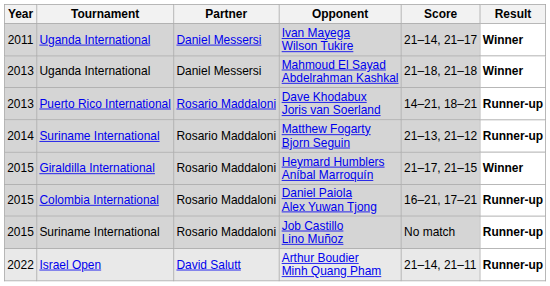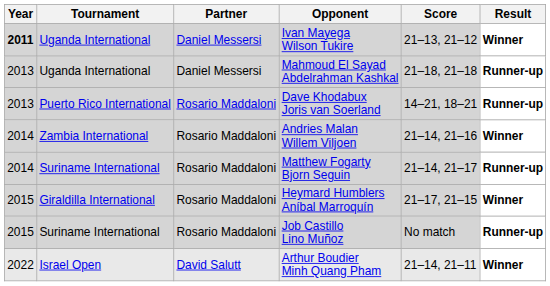(21, 40) normal -> (21, 40) bold
(441, 40) 21–14, 21–17 -> (441, 40) 21–13, 21–12
(503, 72) Winner -> (513, 72) Runner-up
+ row: (320, 136)
(441, 136) 21–13, 21–12 -> (441, 168) 21–14, 21–17
- row: (329, 201)
(513, 265) Runner-up -> (503, 265) Winner
